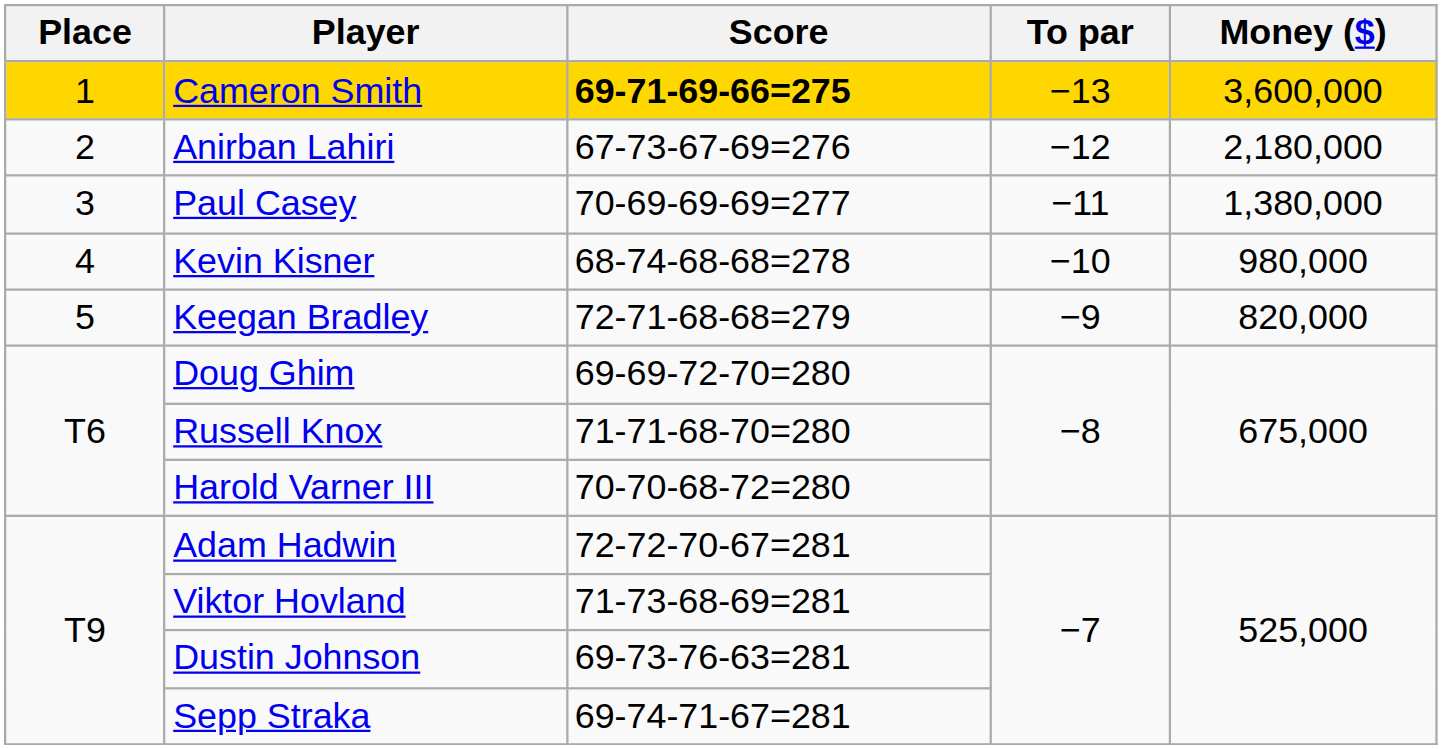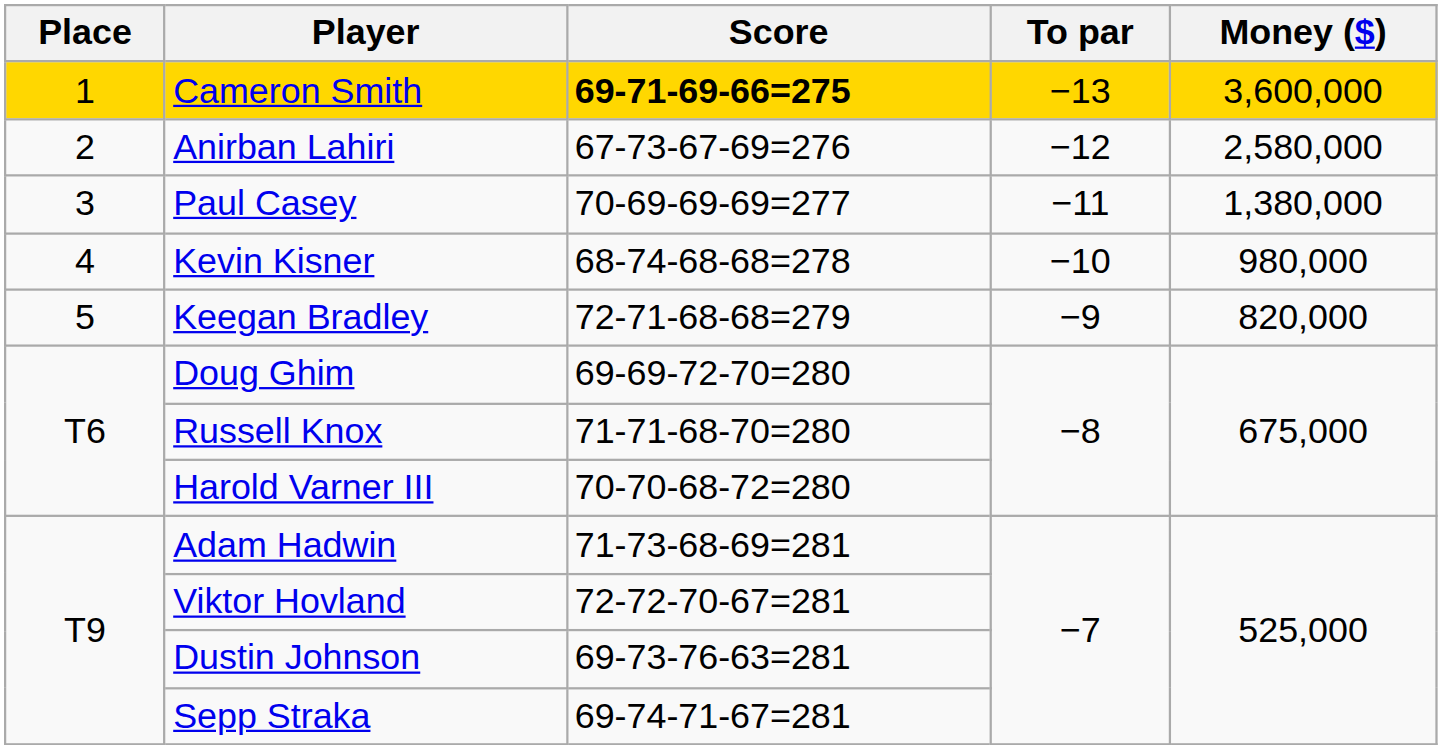(1303, 146) 2,180,000 -> (1303, 146) 2,580,000
(713, 544) 72-72-70-67=281 -> (713, 544) 71-73-68-69=281
(713, 601) 71-73-68-69=281 -> (713, 601) 72-72-70-67=281
